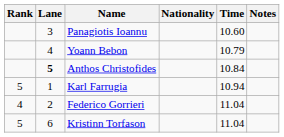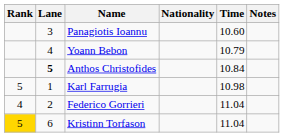(232, 87) 10.94 -> (232, 87) 10.98
(20, 123) no background -> (20, 123) gold background
